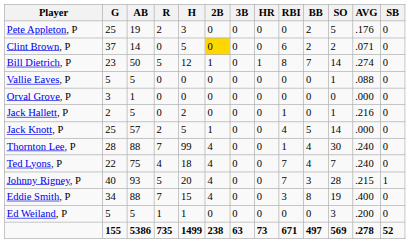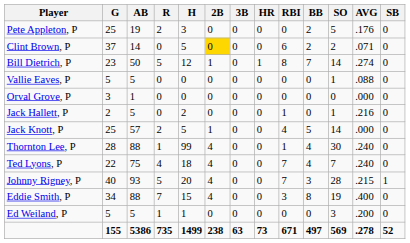(159, 146) 7 -> (159, 146) 1
